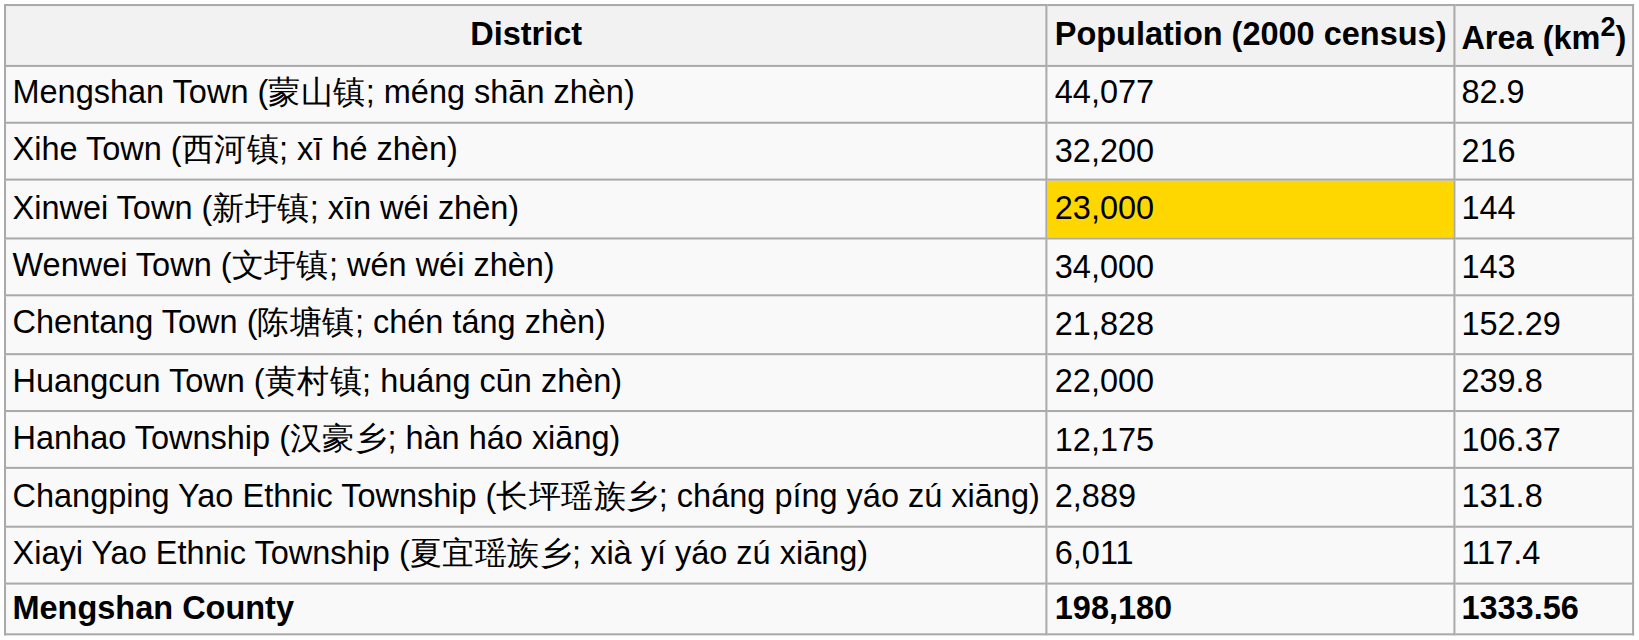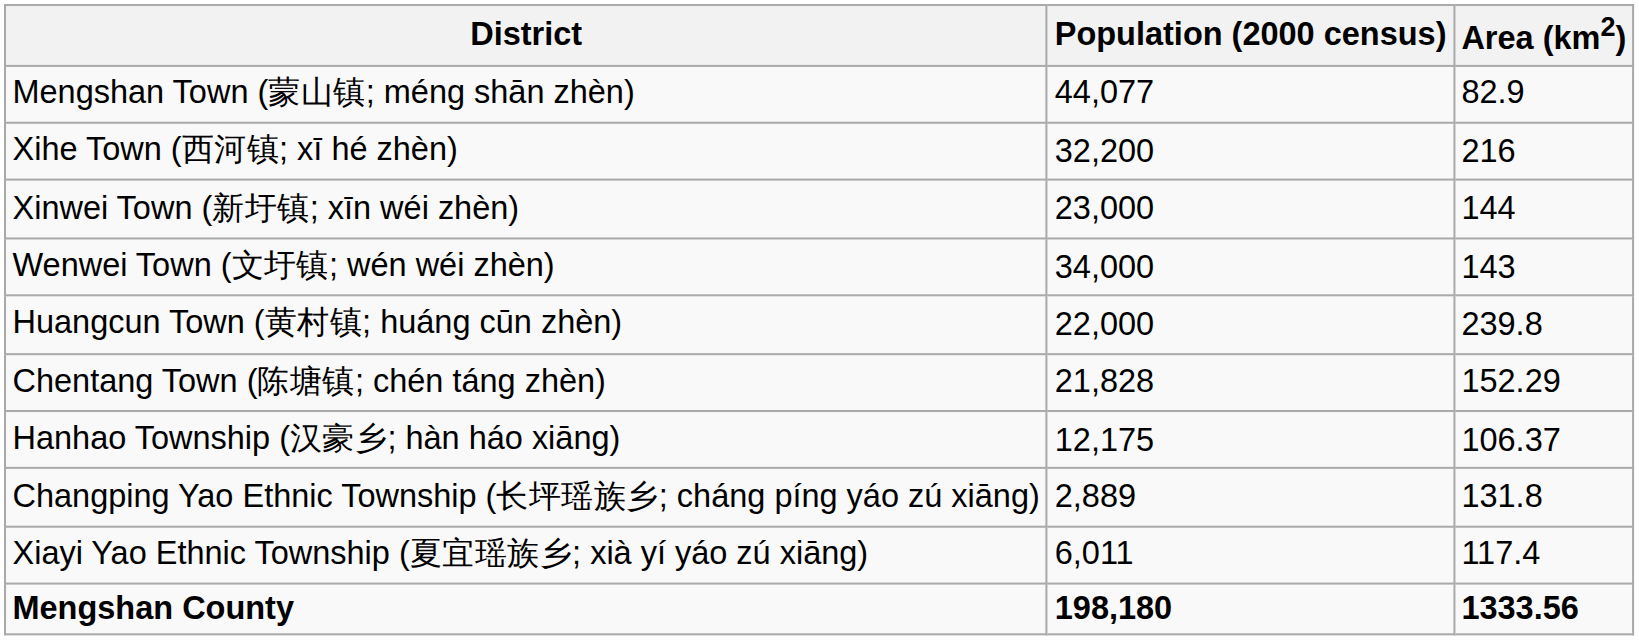(1104, 208) gold background -> (1104, 208) no background
rows swapped: (317, 380) <-> (309, 322)
